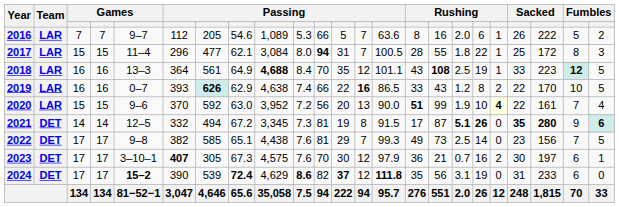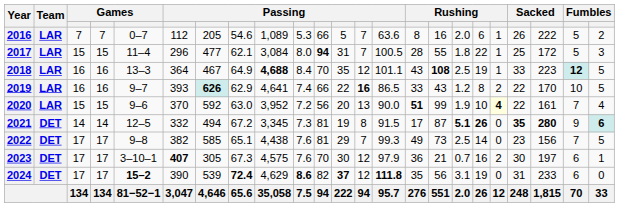(138, 35) 9–7 -> (138, 35) 0–7
(576, 53) 8 -> (576, 53) 5
(212, 70) 561 -> (212, 70) 467
(138, 88) 0–7 -> (138, 88) 9–7
(274, 88) 4,638 -> (274, 88) 4,641
